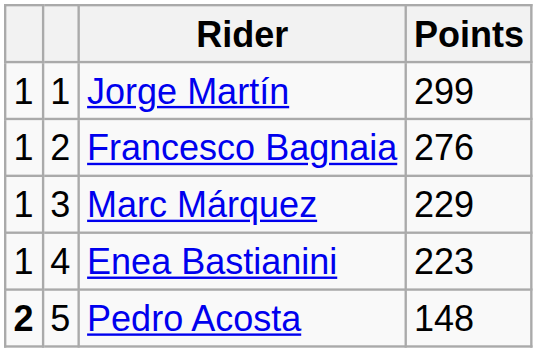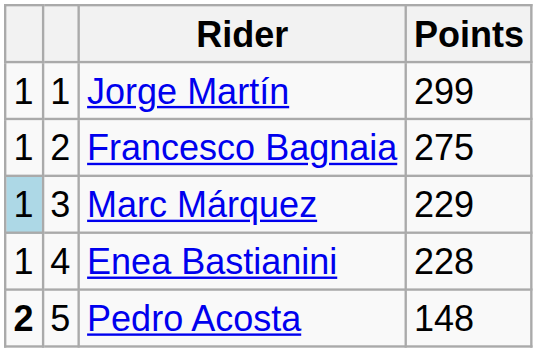(444, 148) 276 -> (444, 148) 275
(24, 205) no background -> (24, 205) lightblue background
(444, 262) 223 -> (444, 262) 228
